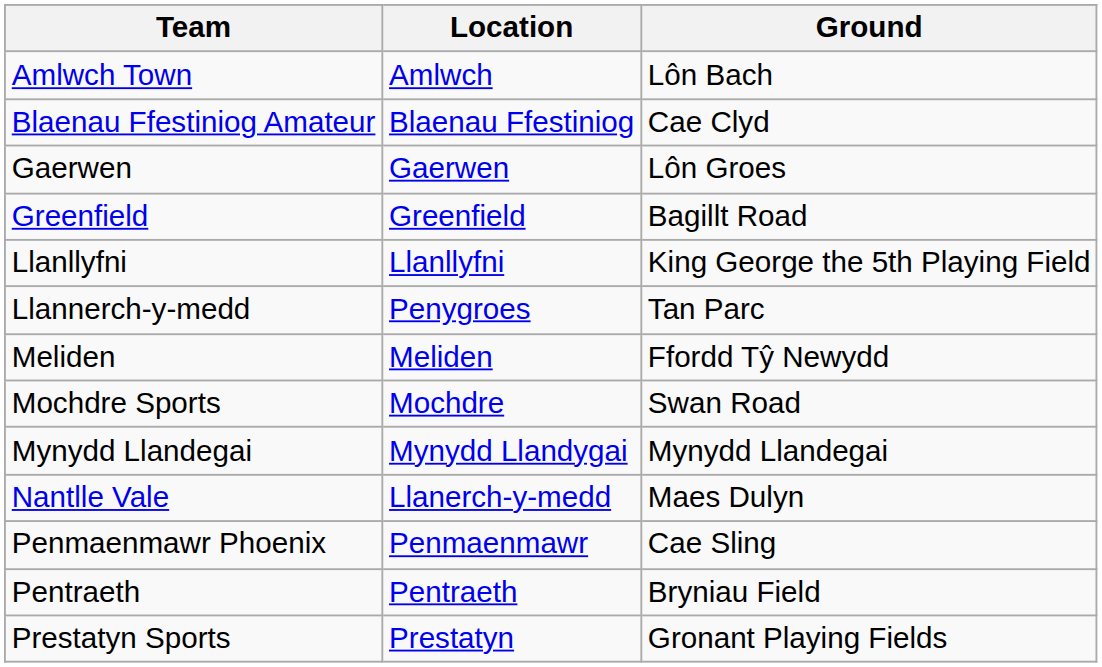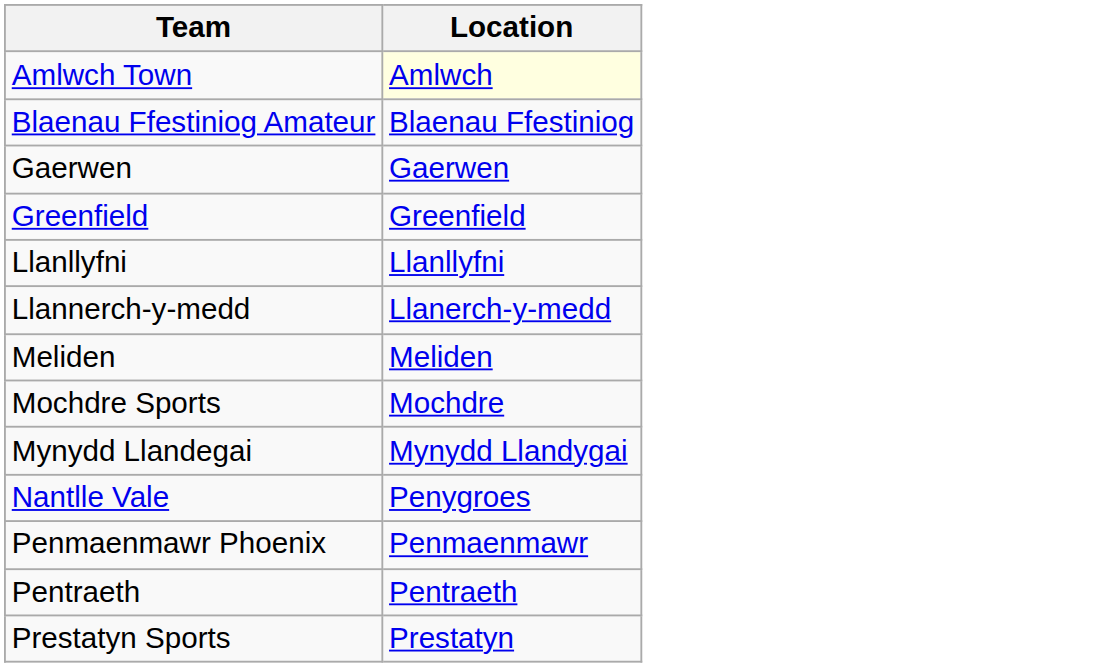- column: (869, 27)
(441, 74) no background -> (441, 74) lightyellow background
(460, 309) Penygroes -> (500, 309) Llanerch-y-medd
(500, 497) Llanerch-y-medd -> (460, 497) Penygroes
